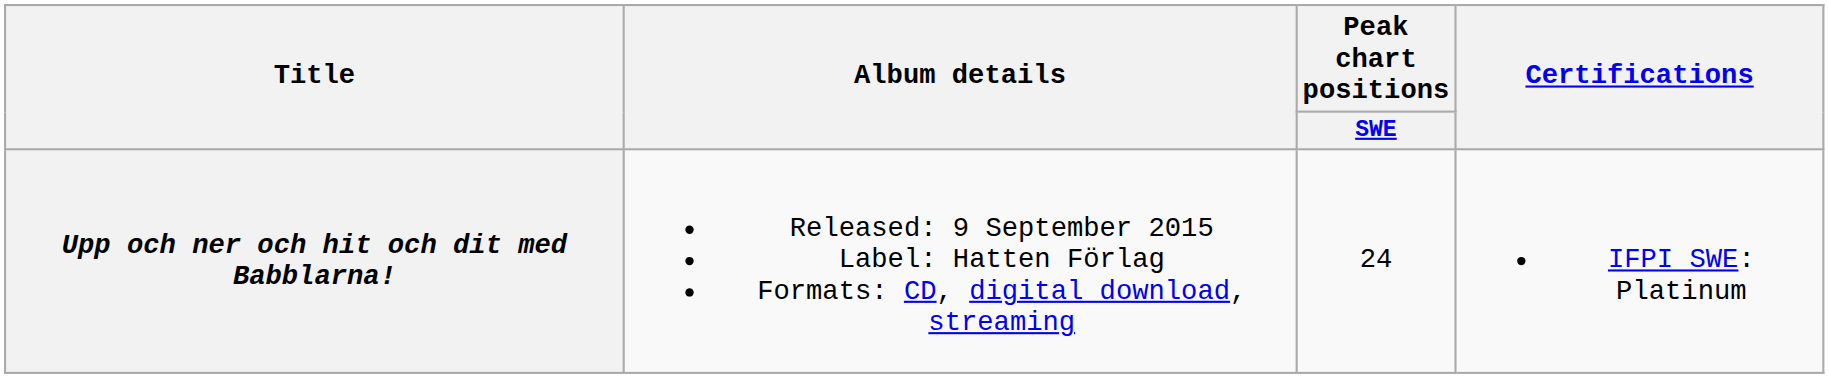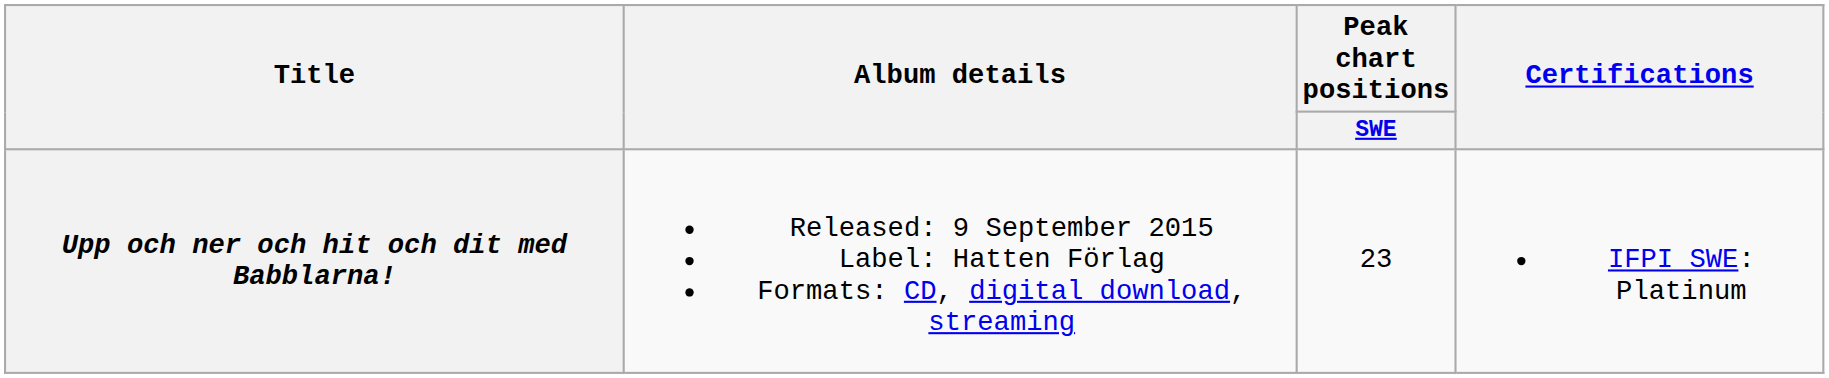(1376, 260) 24 -> (1376, 260) 23
